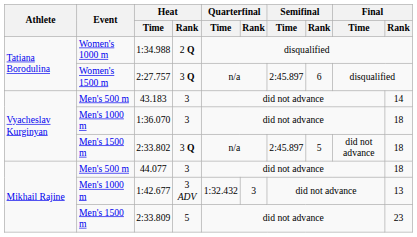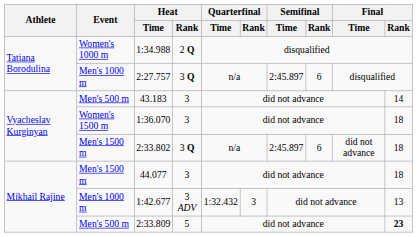(97, 77) Women's 1500 m -> (101, 77) Men's 1000 m
(101, 120) Men's 1000 m -> (97, 120) Women's 1500 m
(319, 148) 5 -> (319, 148) 6
(104, 169) Men's 500 m -> (101, 175) Men's 1500 m
(101, 218) Men's 1500 m -> (104, 224) Men's 500 m
(399, 218) normal -> (399, 224) bold
